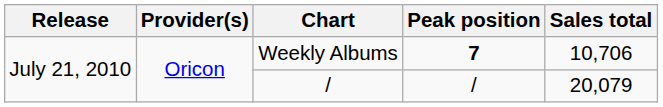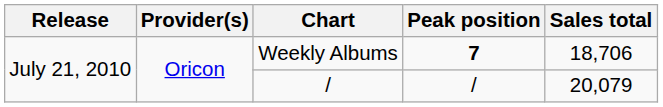(601, 53) 10,706 -> (601, 53) 18,706
